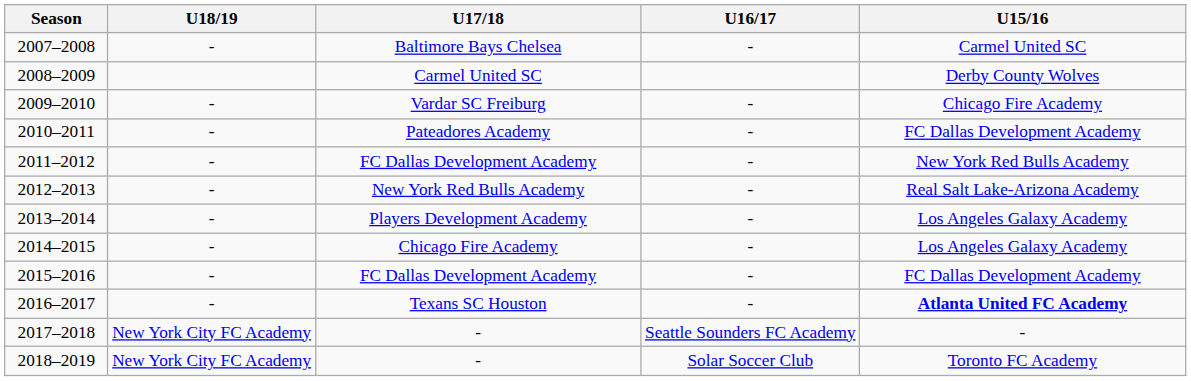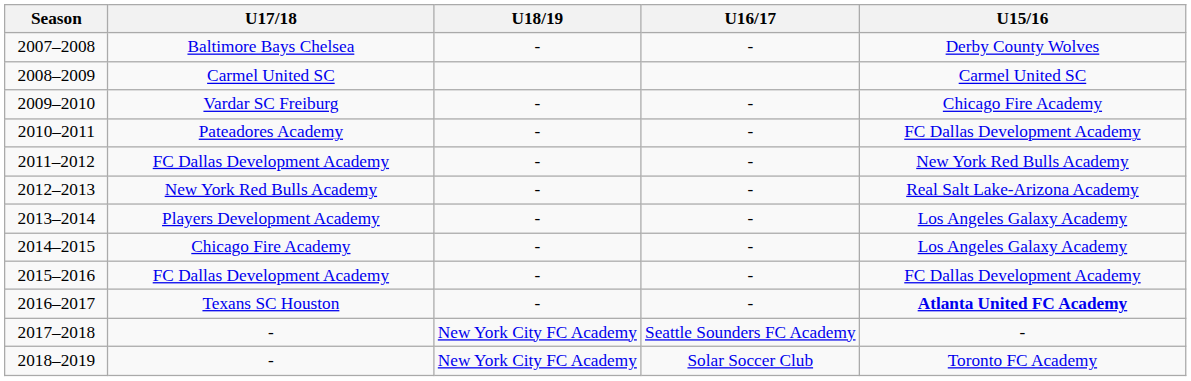columns swapped: (212, 18) <-> (478, 18)
(1022, 46) Carmel United SC -> (1022, 46) Derby County Wolves
(1022, 75) Derby County Wolves -> (1022, 75) Carmel United SC
